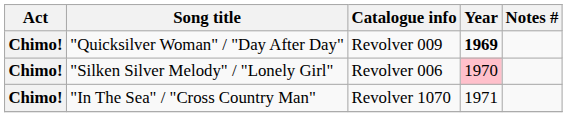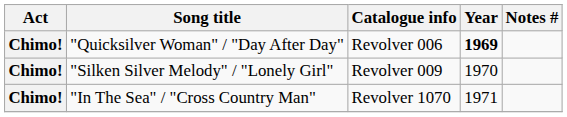(397, 44) Revolver 009 -> (397, 44) Revolver 006
(397, 71) Revolver 006 -> (397, 71) Revolver 009
(481, 71) pink background -> (481, 71) no background
